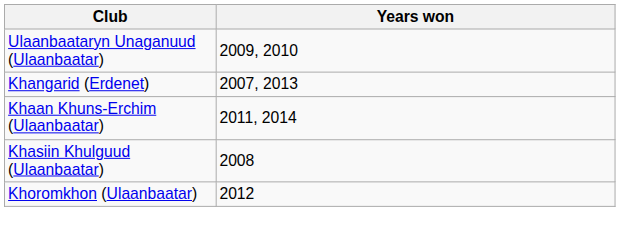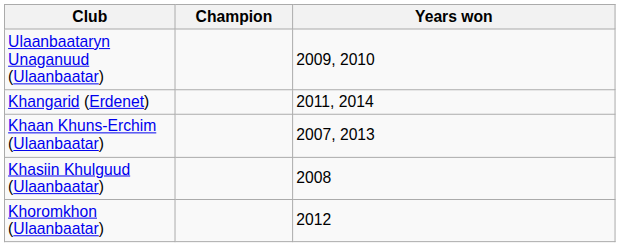+ column: (234, 16)
(259, 84) 2007, 2013 -> (335, 101) 2011, 2014
(258, 117) 2011, 2014 -> (336, 135) 2007, 2013
